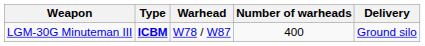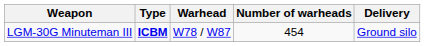(294, 32) 400 -> (294, 32) 454
